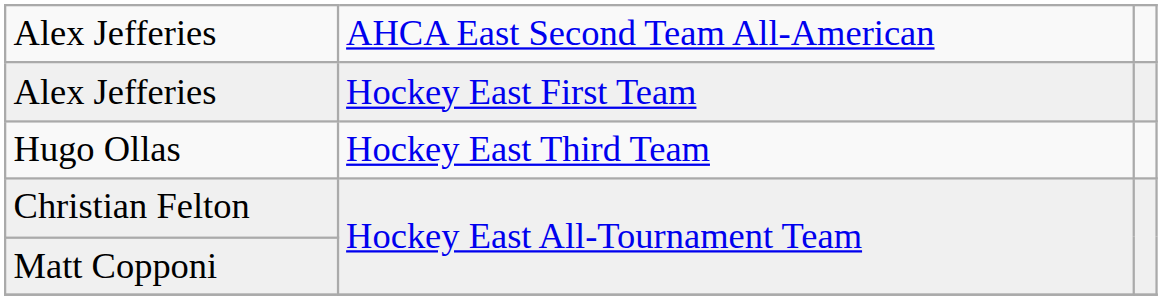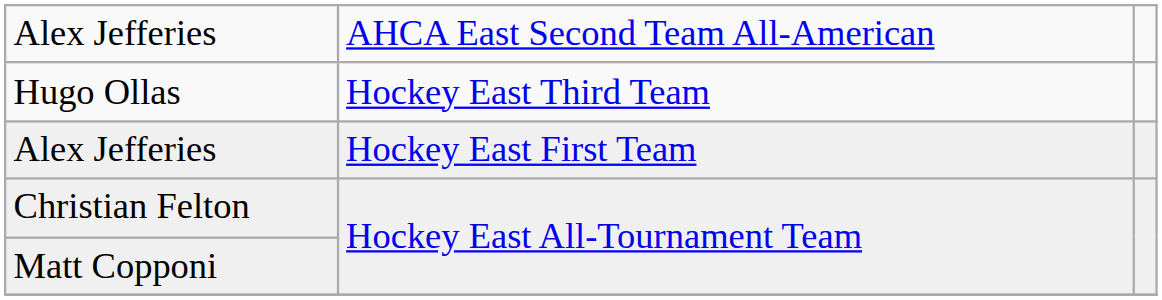rows swapped: (115, 91) <-> (97, 149)
